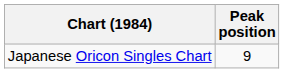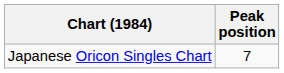(247, 56) 9 -> (247, 56) 7
